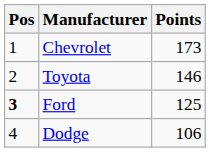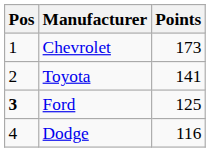(188, 76) 146 -> (188, 76) 141
(188, 133) 106 -> (189, 133) 116
